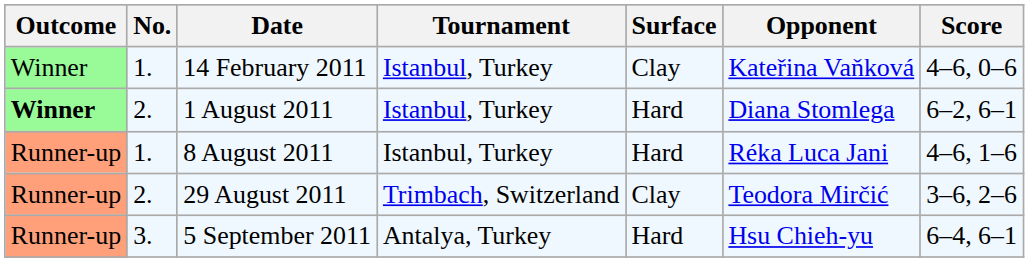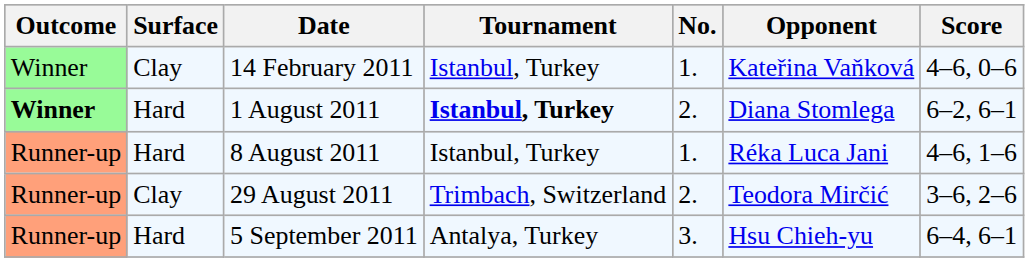columns swapped: (152, 25) <-> (674, 25)
(468, 109) normal -> (522, 109) bold
